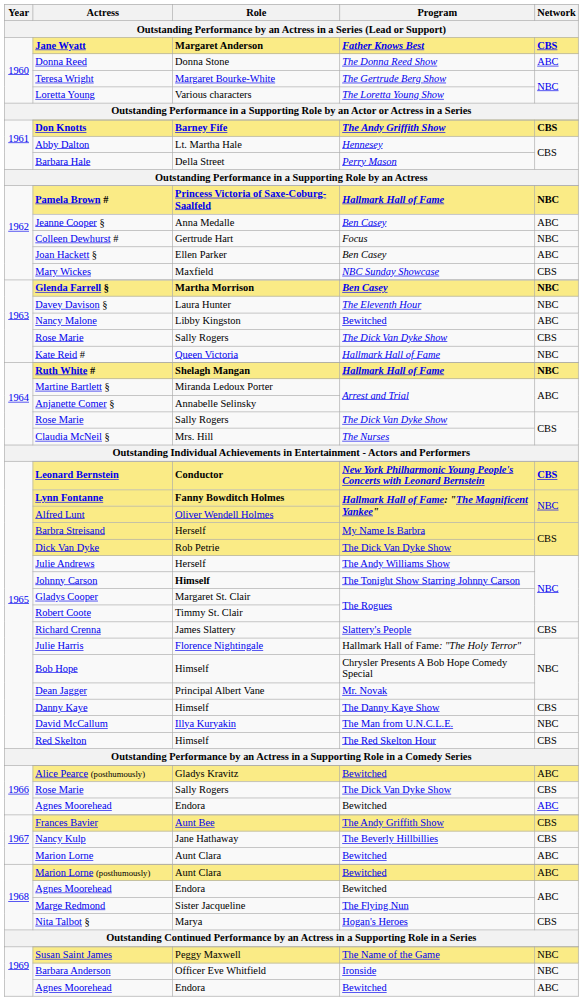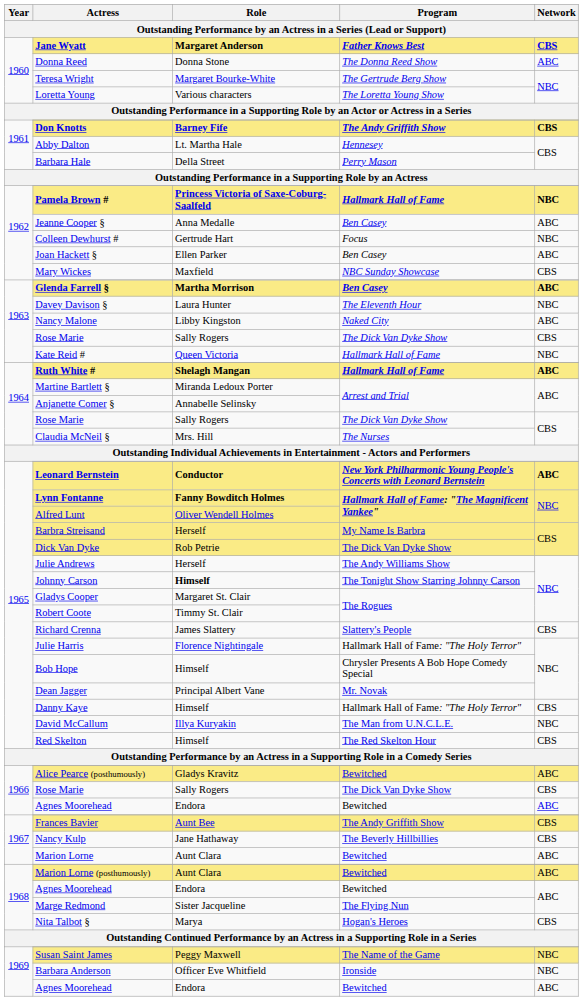(548, 288) NBC -> (548, 288) ABC
(364, 321) Bewitched -> (365, 321) Naked City
(548, 370) NBC -> (548, 370) ABC
(547, 475) CBS -> (548, 475) ABC
(391, 707) The Danny Kaye Show -> (432, 707) Hallmark Hall of Fame: "The Holy Terror"
